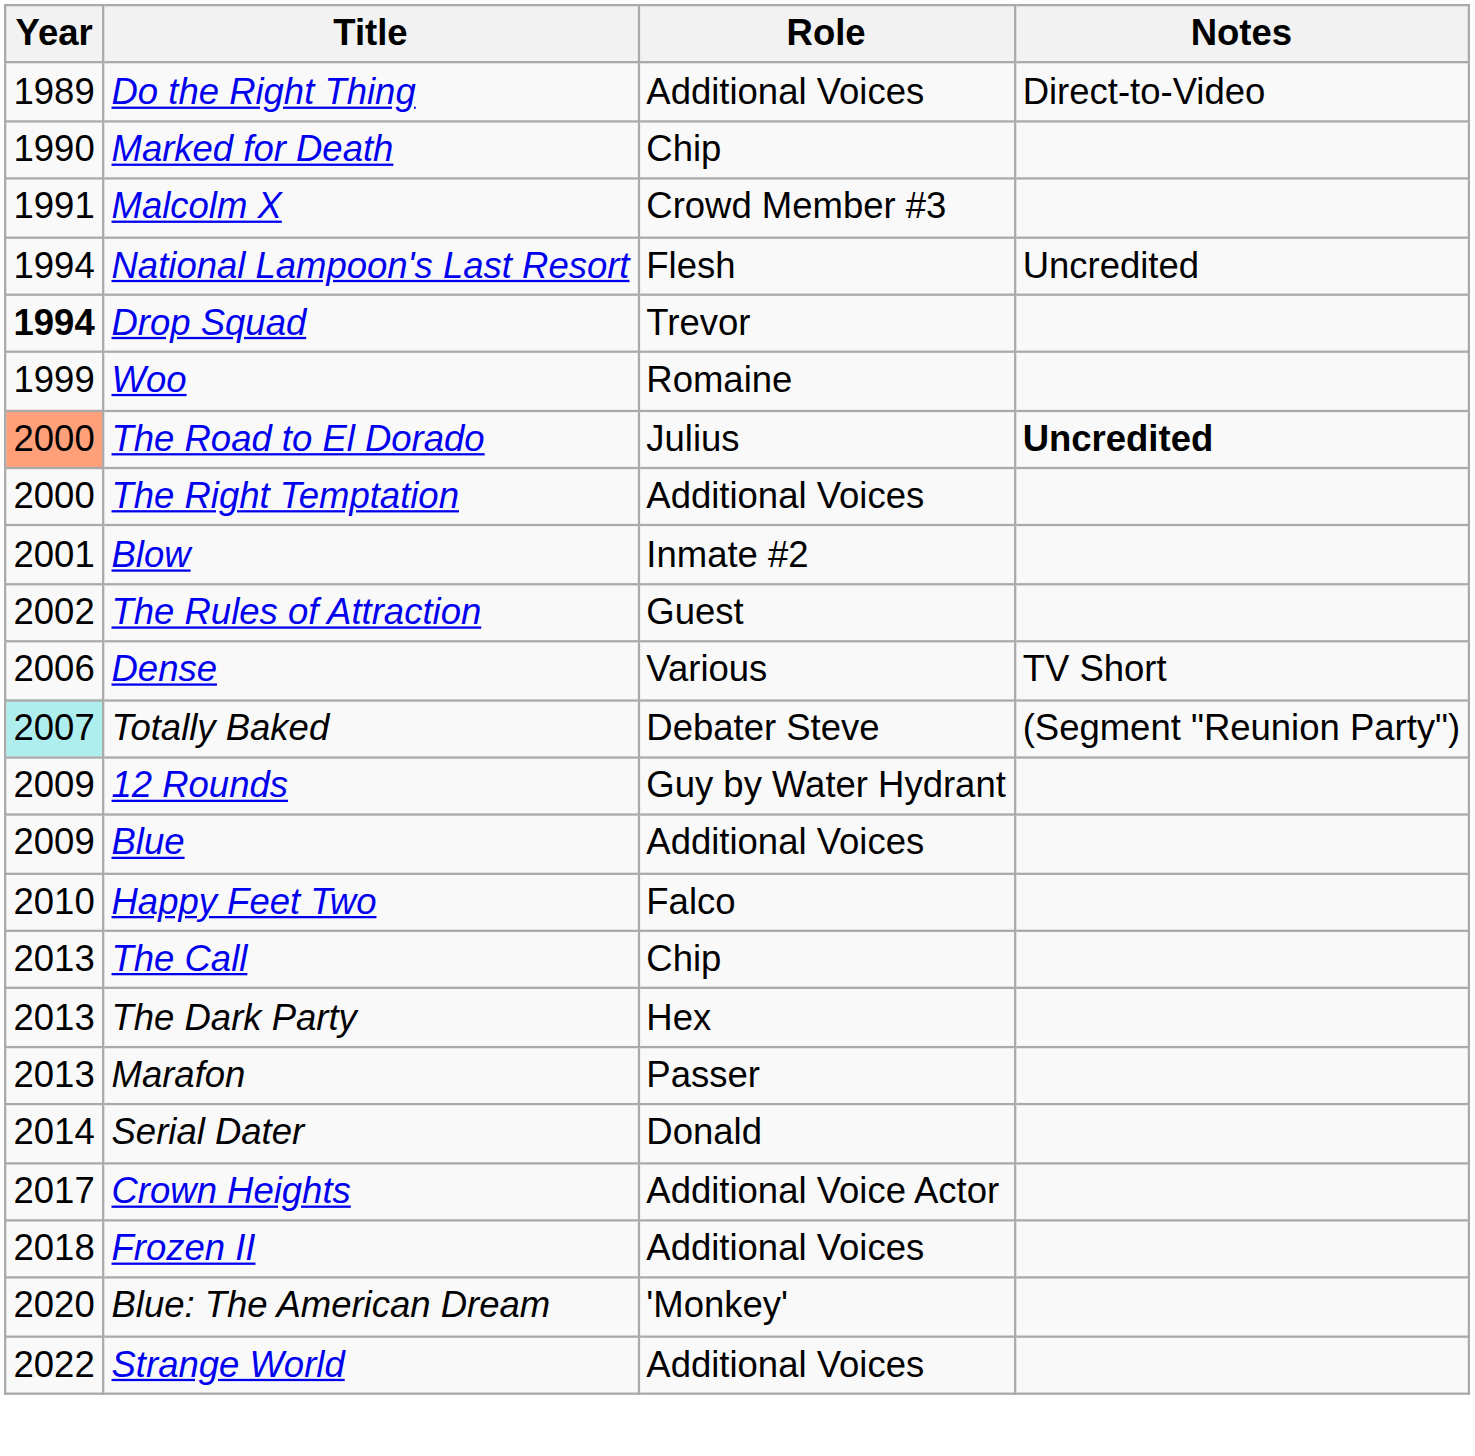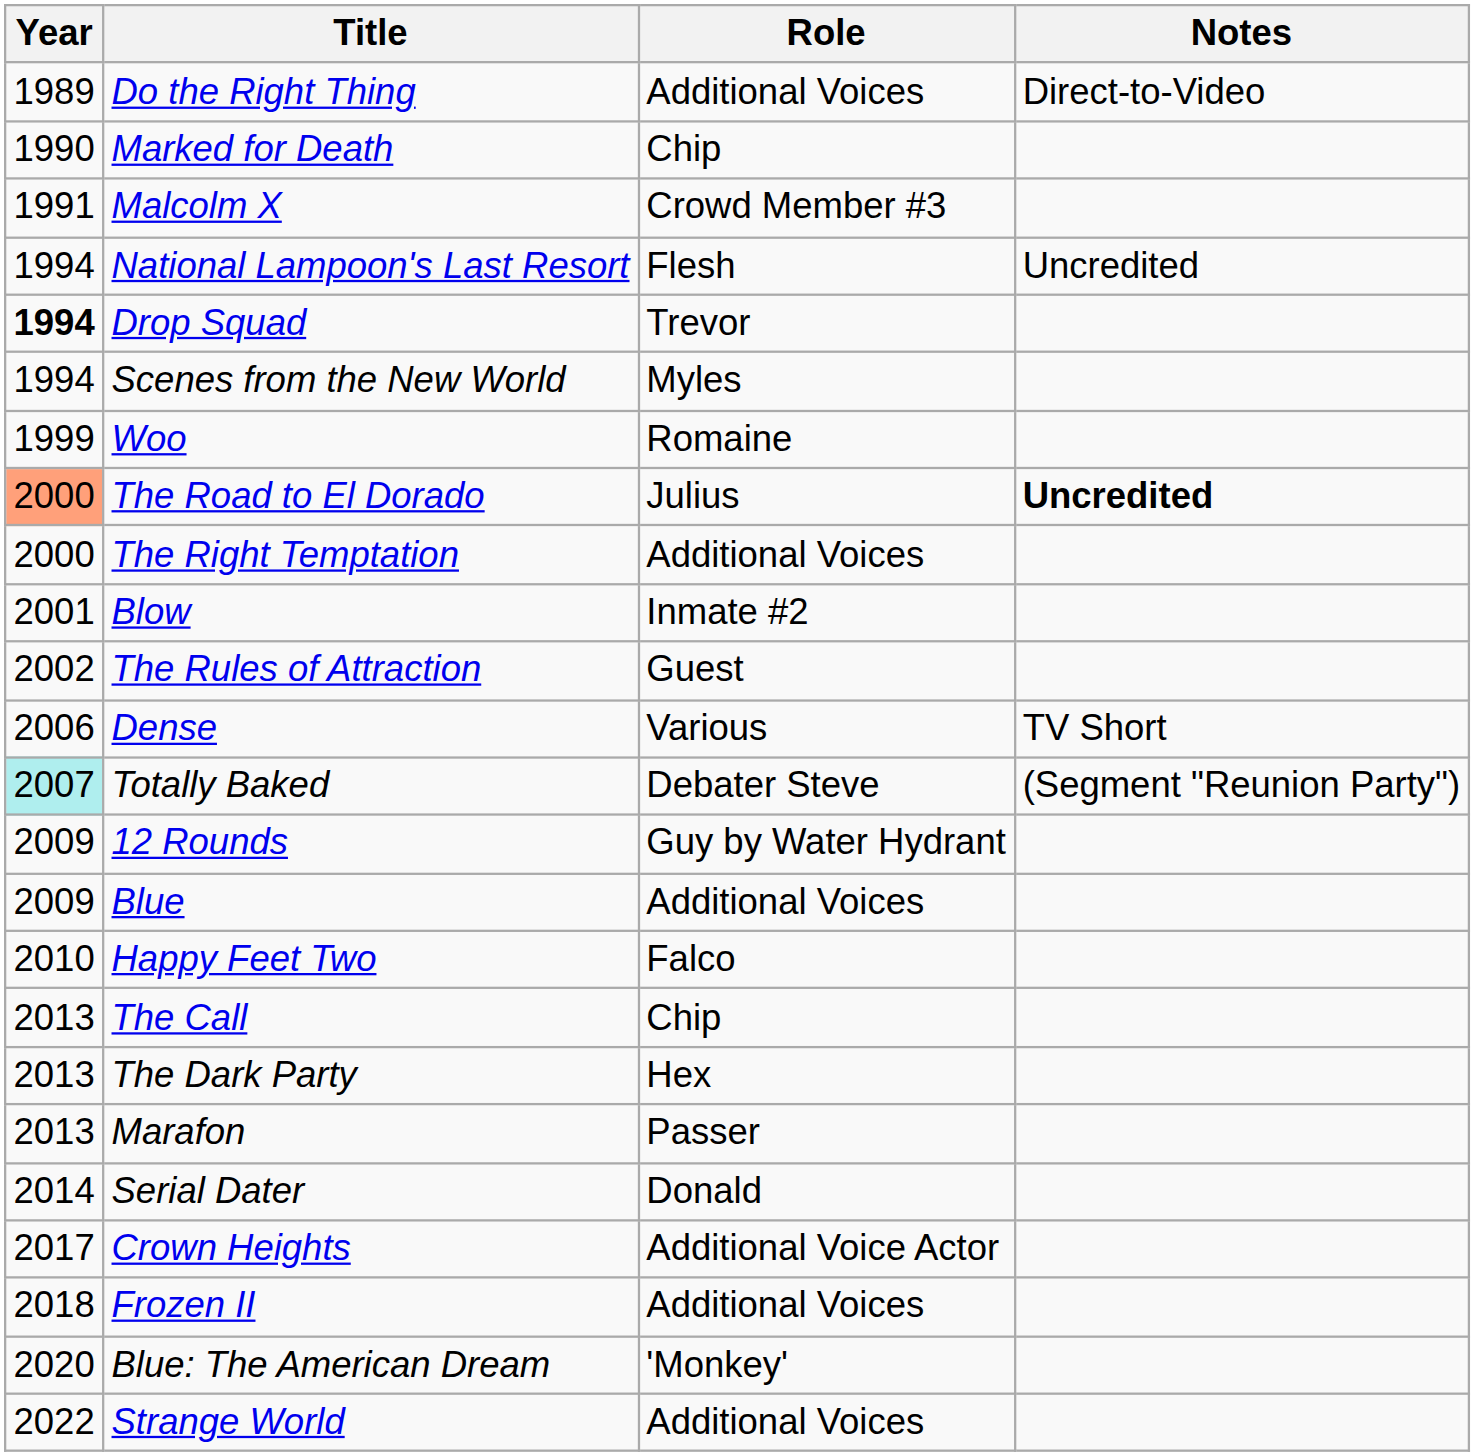+ row: (339, 380)
